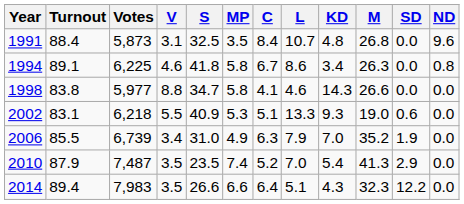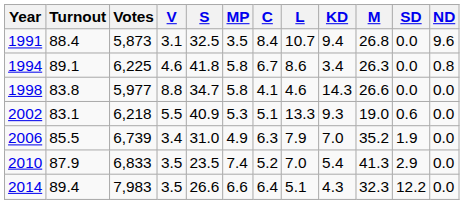(333, 41) 4.8 -> (333, 41) 9.4
(132, 163) 7,487 -> (132, 163) 6,833
